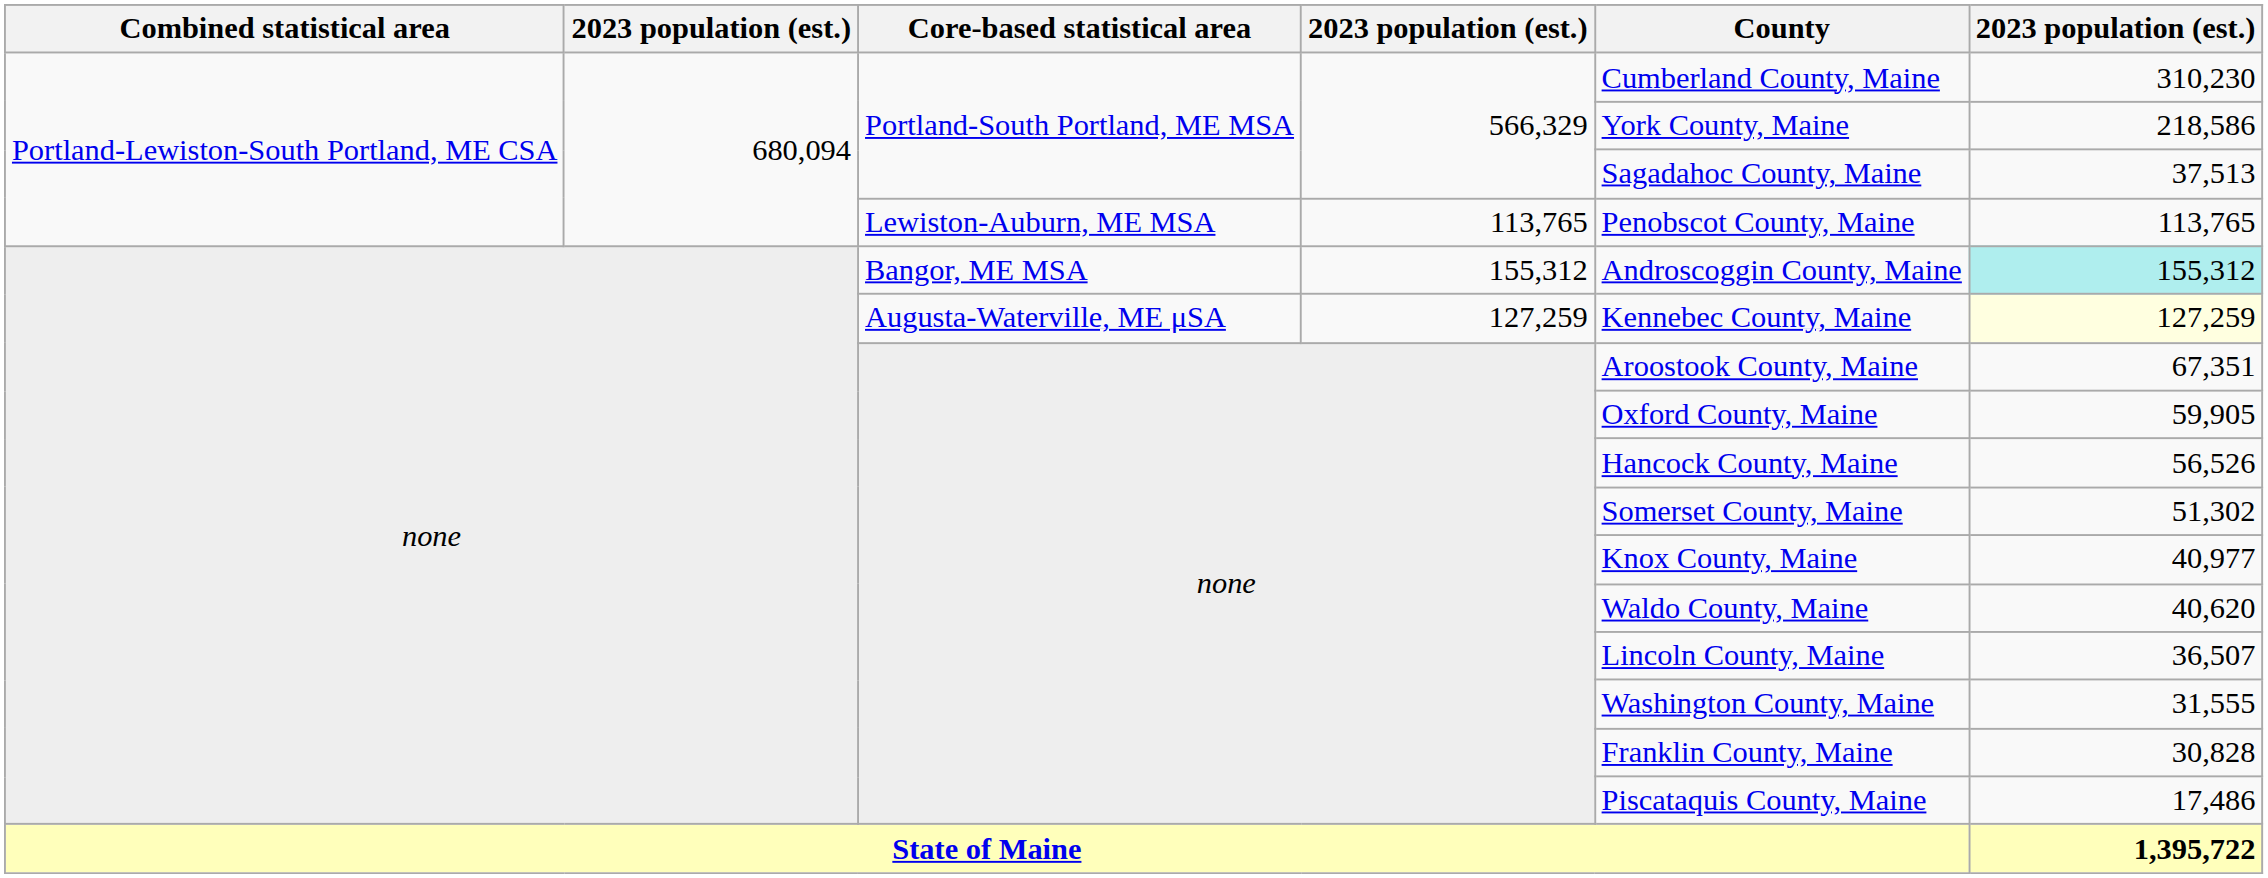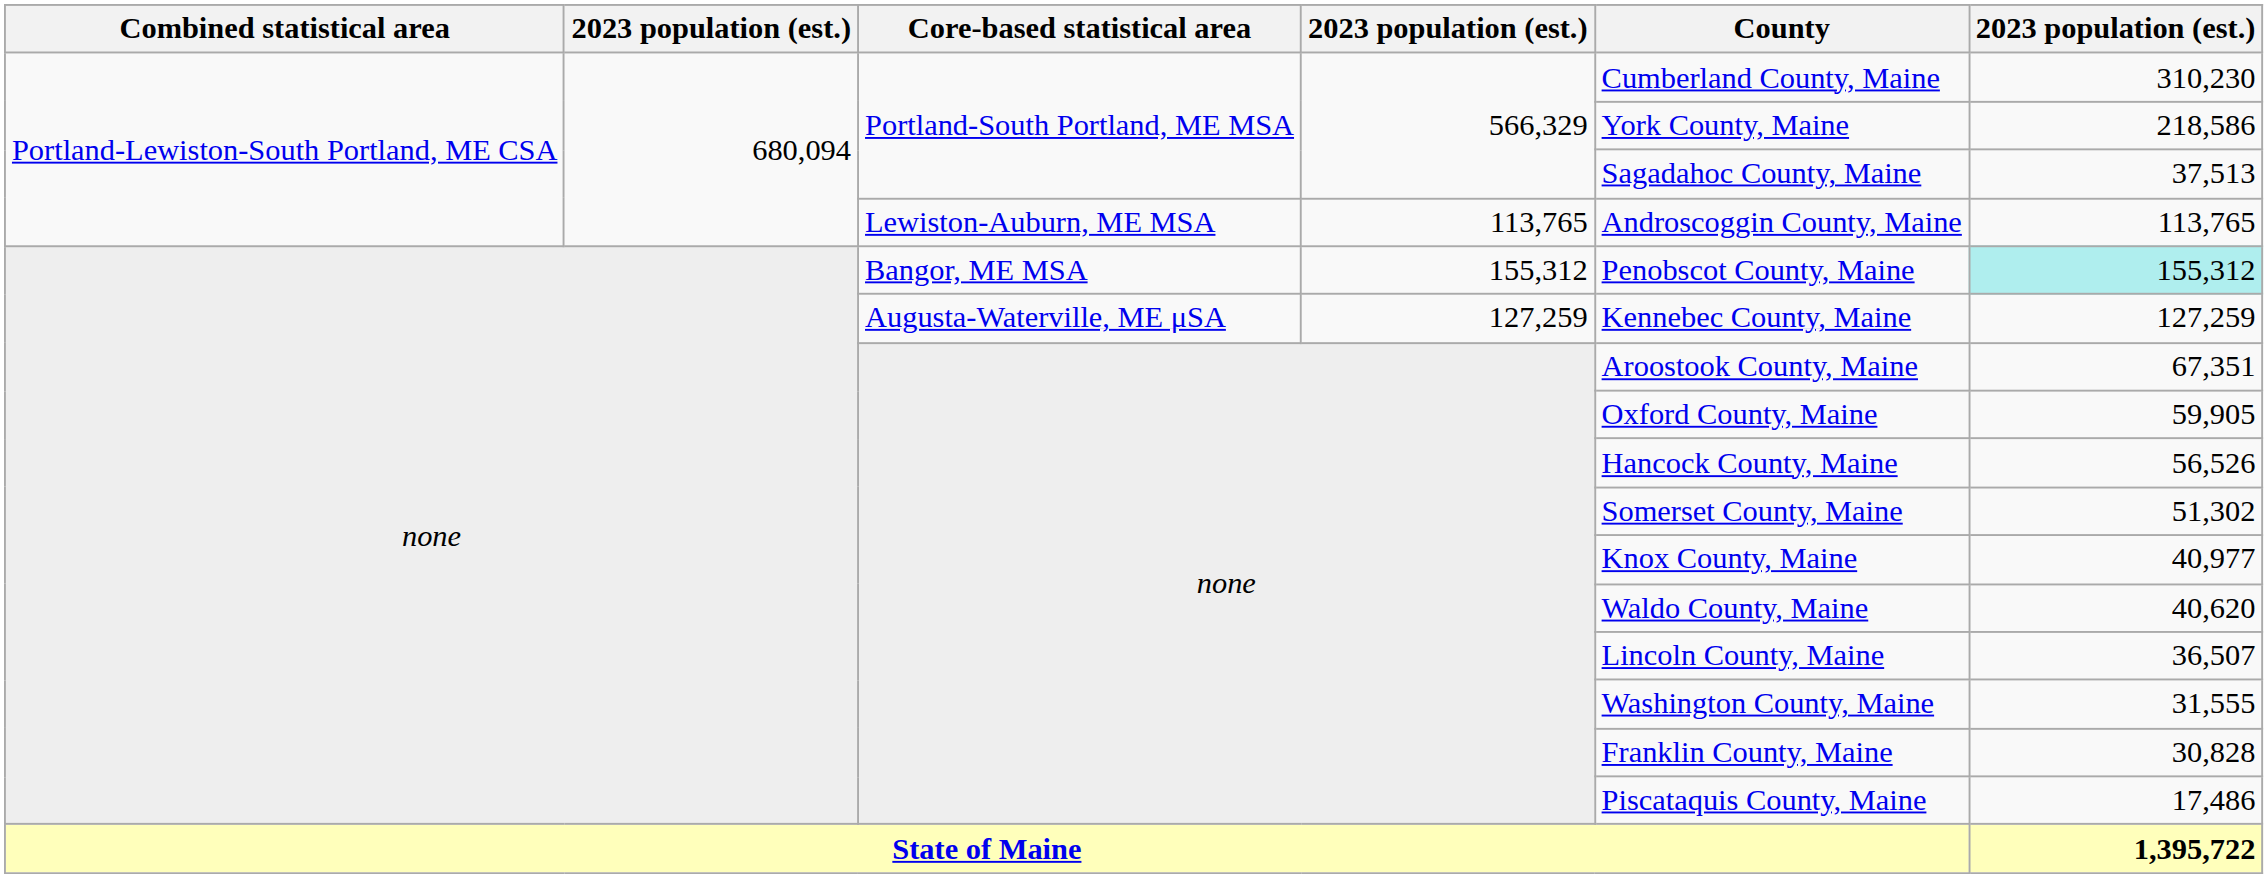(1758, 221) Penobscot County, Maine -> (1782, 221) Androscoggin County, Maine
(1782, 269) Androscoggin County, Maine -> (1758, 269) Penobscot County, Maine
(2206, 317) lightyellow background -> (2206, 317) no background
